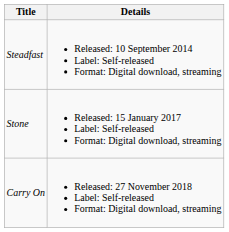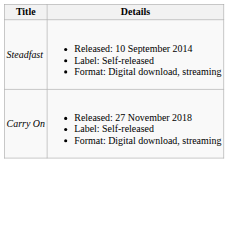- row: (18, 123)
